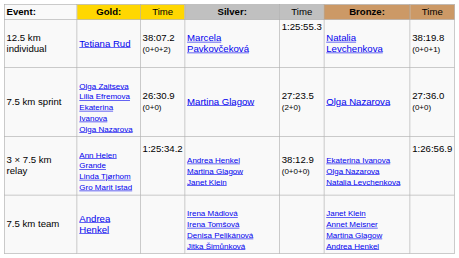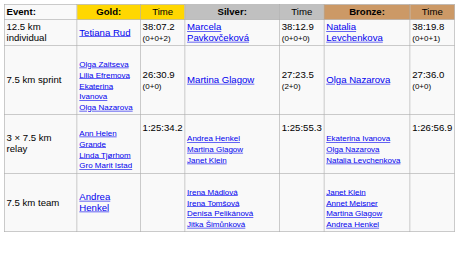(302, 27) 1:25:55.3 -> (298, 32) 38:12.9 (0+0+0)
(298, 165) 38:12.9 (0+0+0) -> (302, 127) 1:25:55.3
